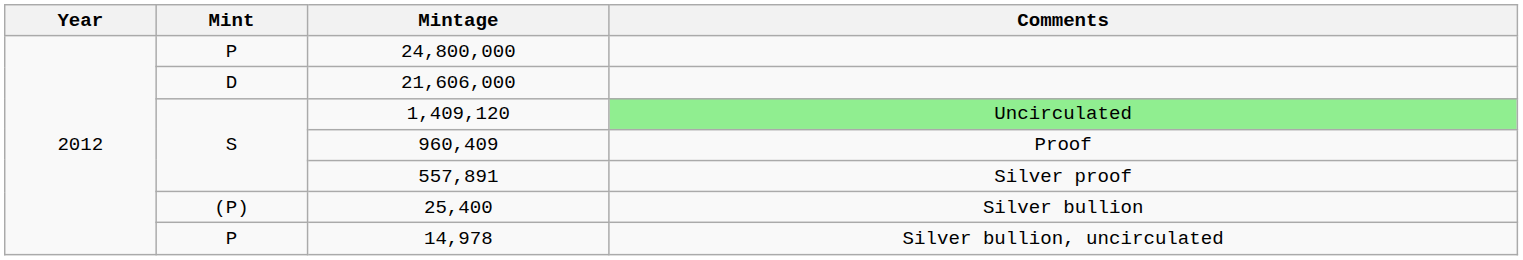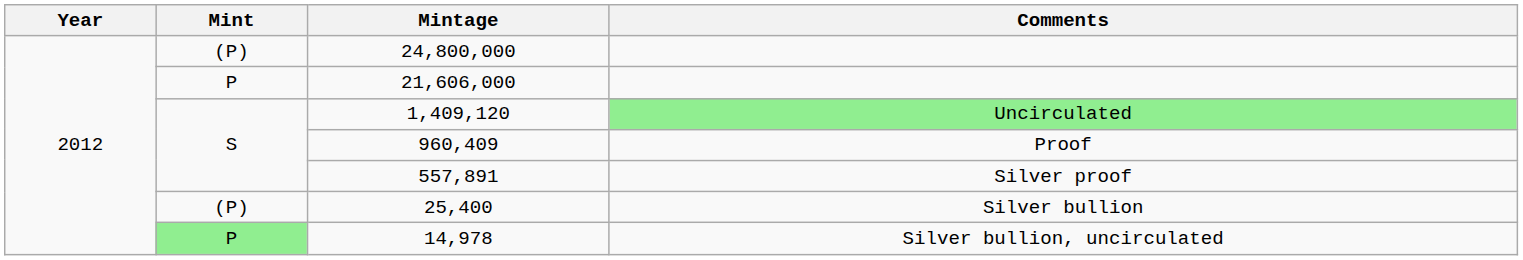(232, 51) P -> (232, 51) (P)
(232, 83) D -> (232, 83) P
(232, 238) no background -> (232, 238) lightgreen background
